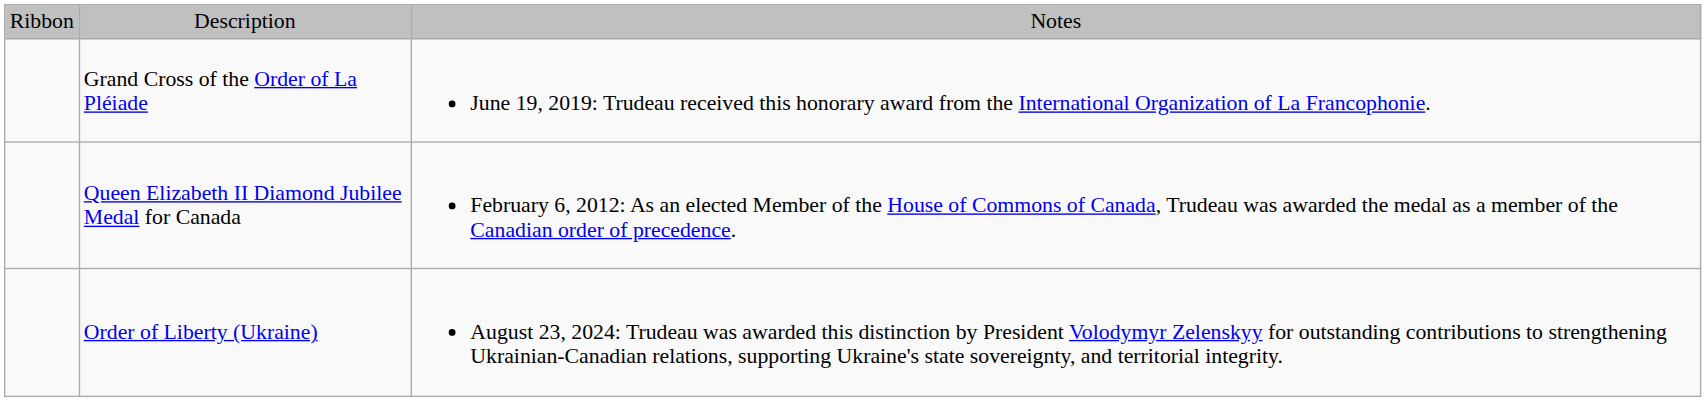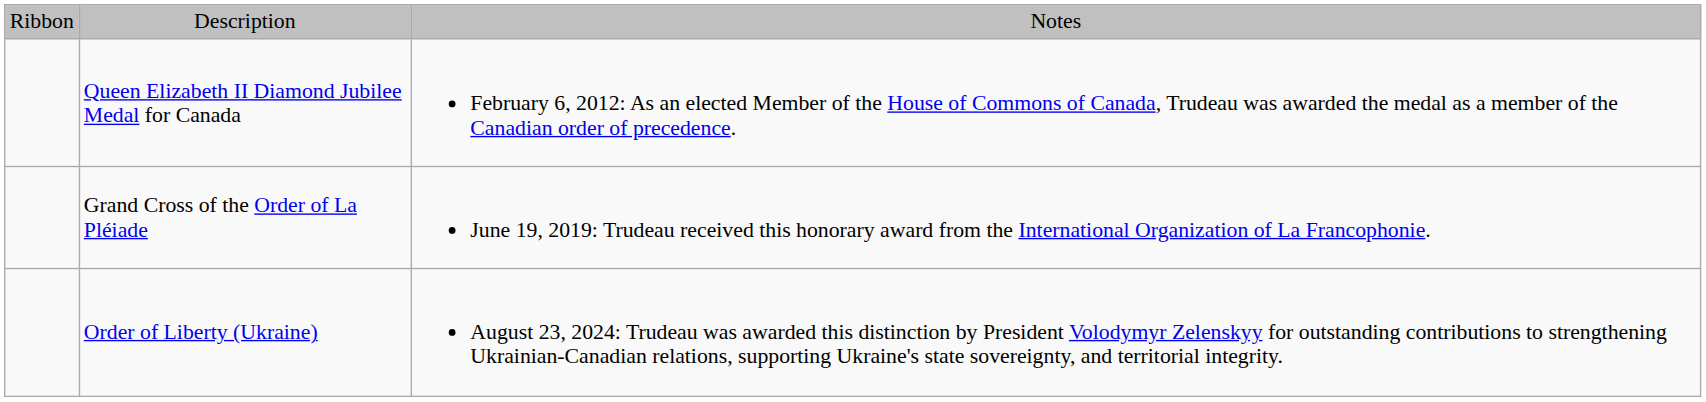rows swapped: (243, 205) <-> (220, 90)
